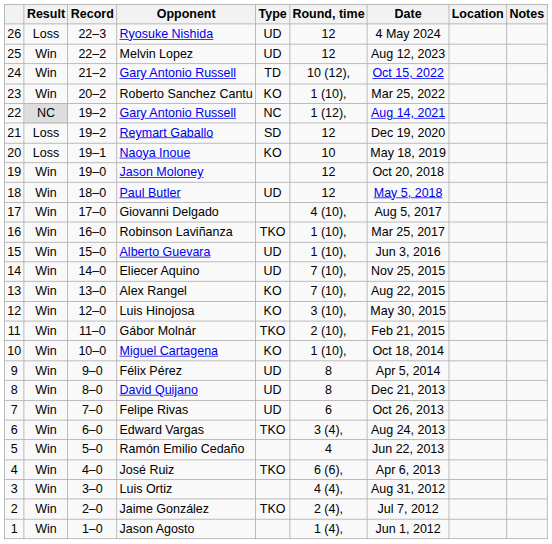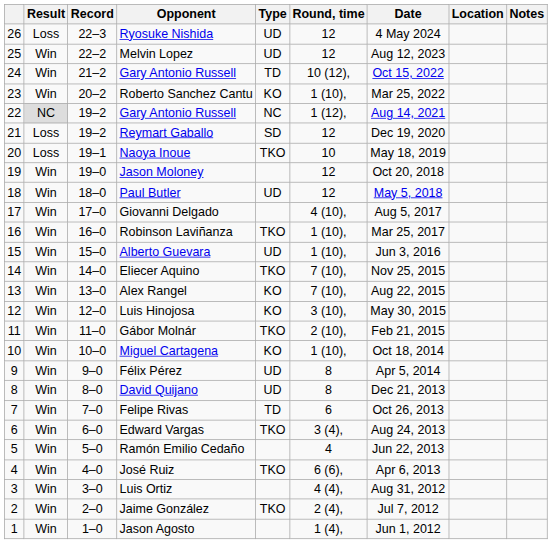(273, 152) KO -> (273, 152) TKO
(273, 271) UD -> (273, 271) TKO
(273, 410) UD -> (273, 410) TD
